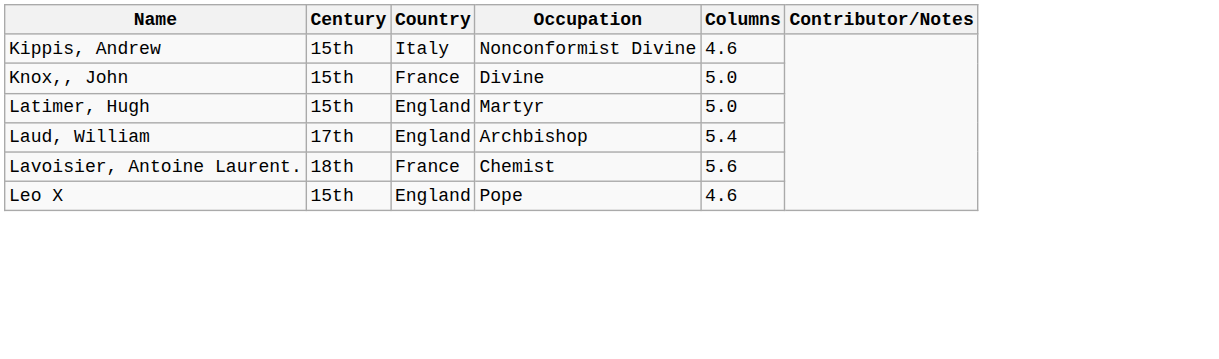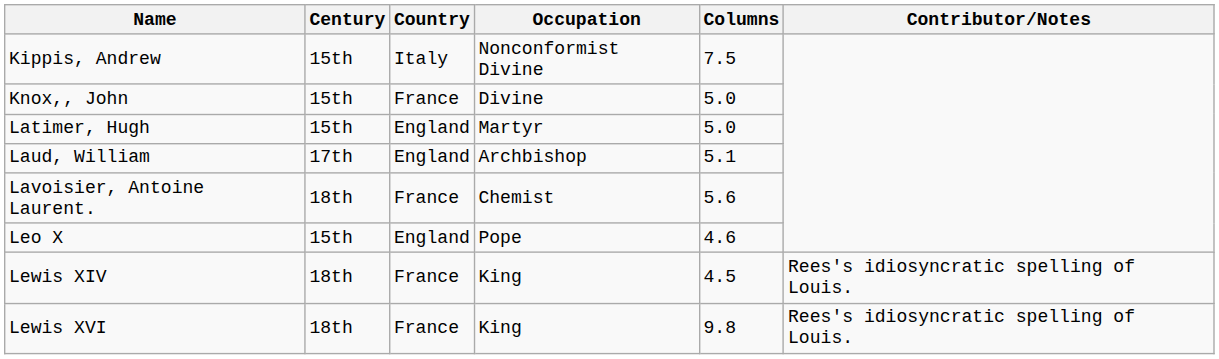(721, 49) 4.6 -> (720, 59) 7.5
(721, 137) 5.4 -> (720, 158) 5.1
+ row: (58, 278)
+ row: (58, 328)
